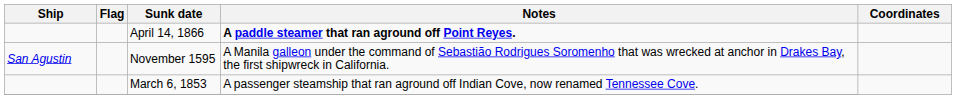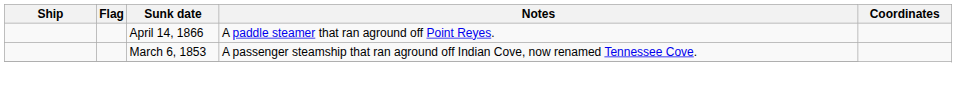(369, 33) bold -> (358, 33) normal
- row: (173, 58)
